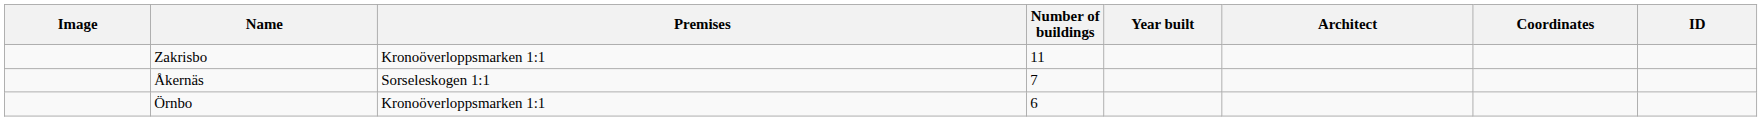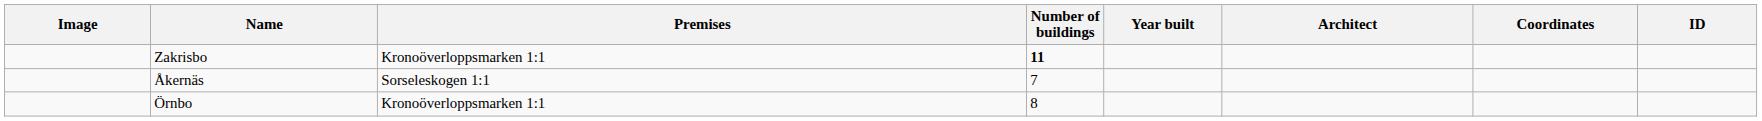(1038, 56) normal -> (1037, 56) bold
(1034, 103) 6 -> (1034, 103) 8
